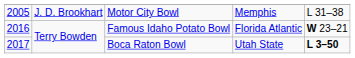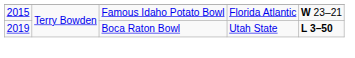- row: (143, 12)
(18, 28) 2016 -> (18, 12) 2015
(18, 45) 2017 -> (18, 28) 2019
